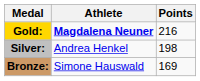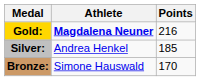(168, 48) 198 -> (168, 48) 185
(168, 66) 169 -> (168, 66) 170
